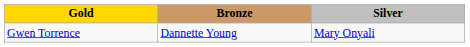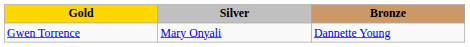columns swapped: (388, 13) <-> (235, 13)
